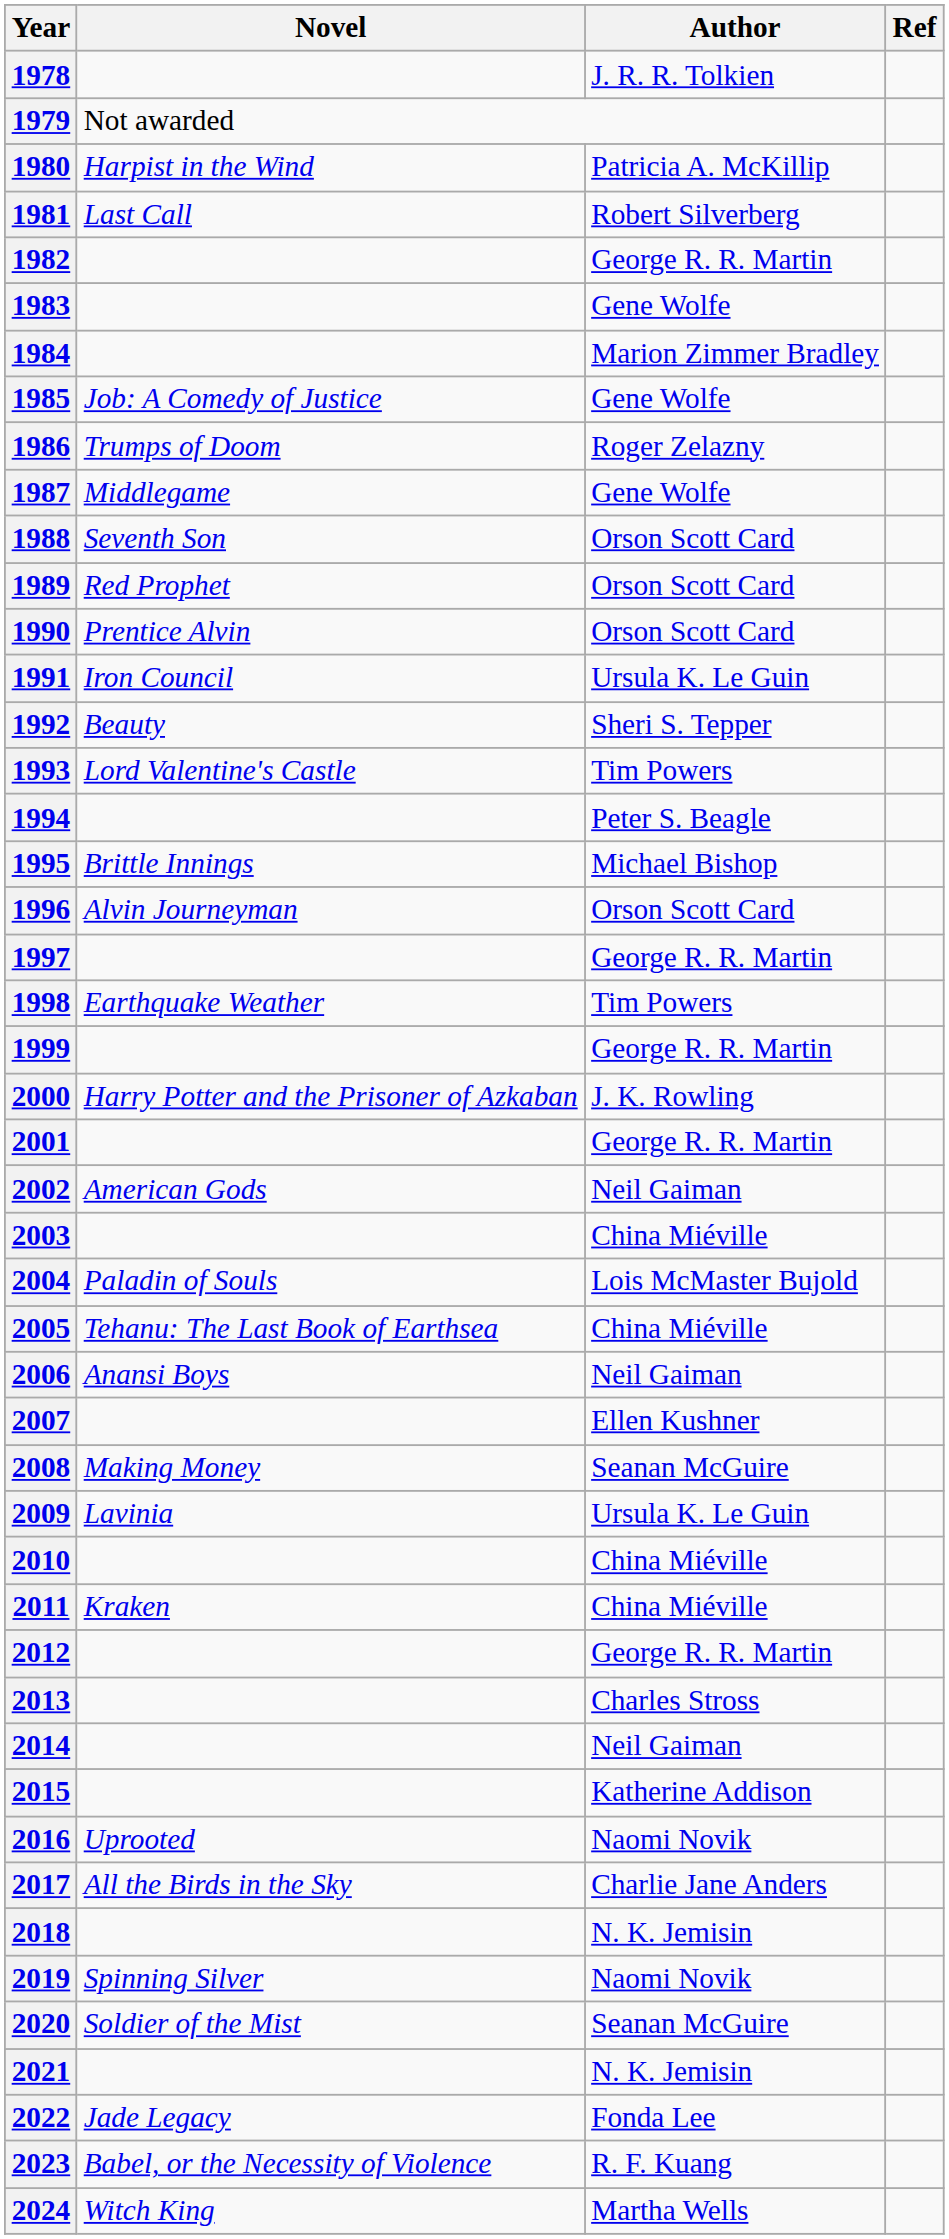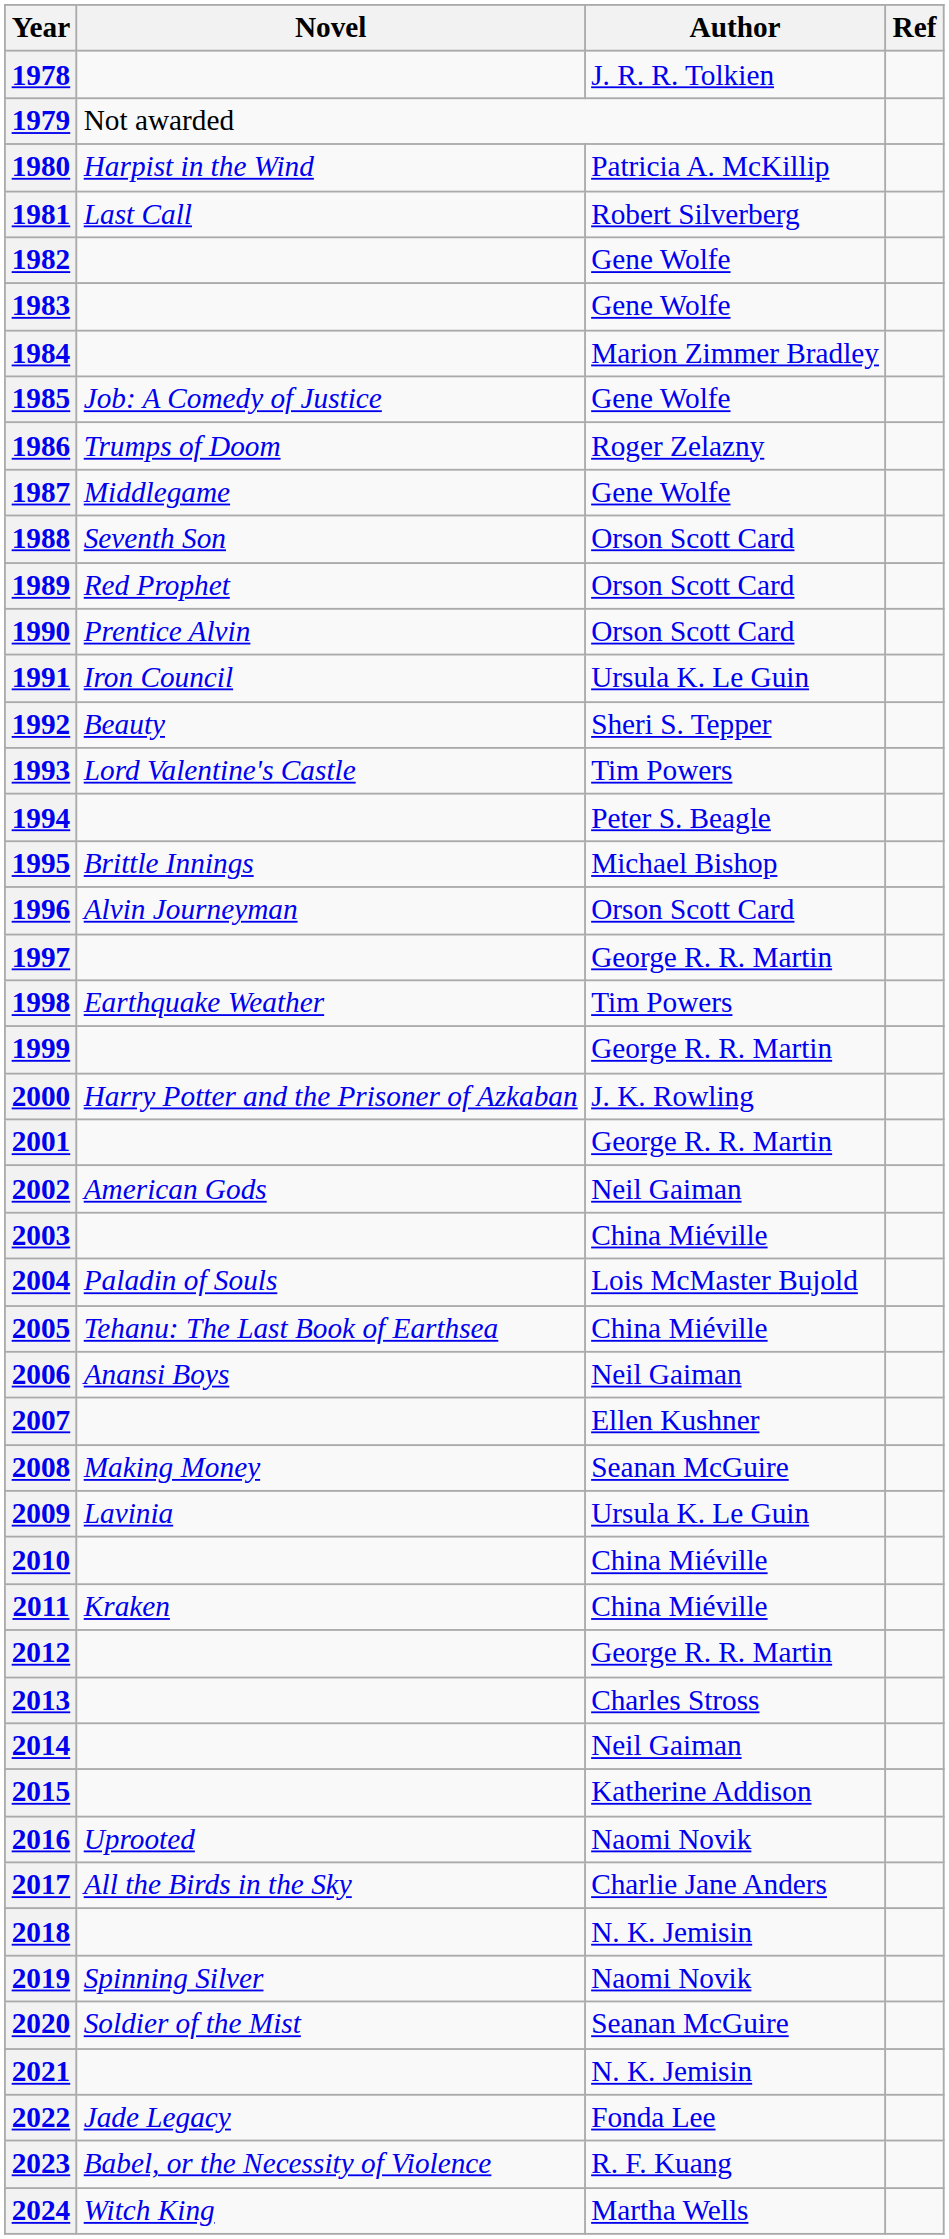(712, 259) George R. R. Martin -> (661, 259) Gene Wolfe
